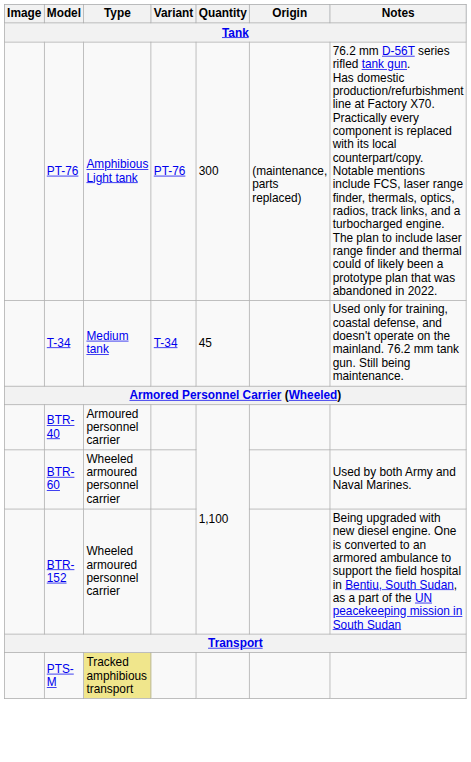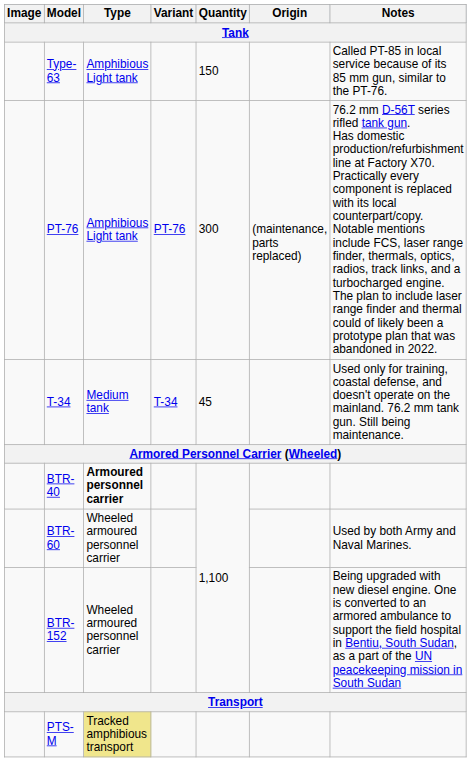+ row: (62, 71)
(112, 427) normal -> (115, 486) bold
